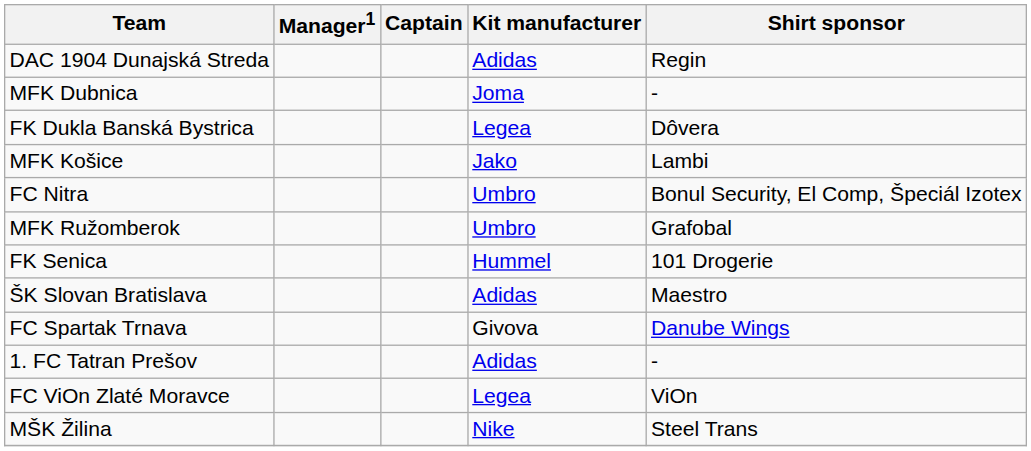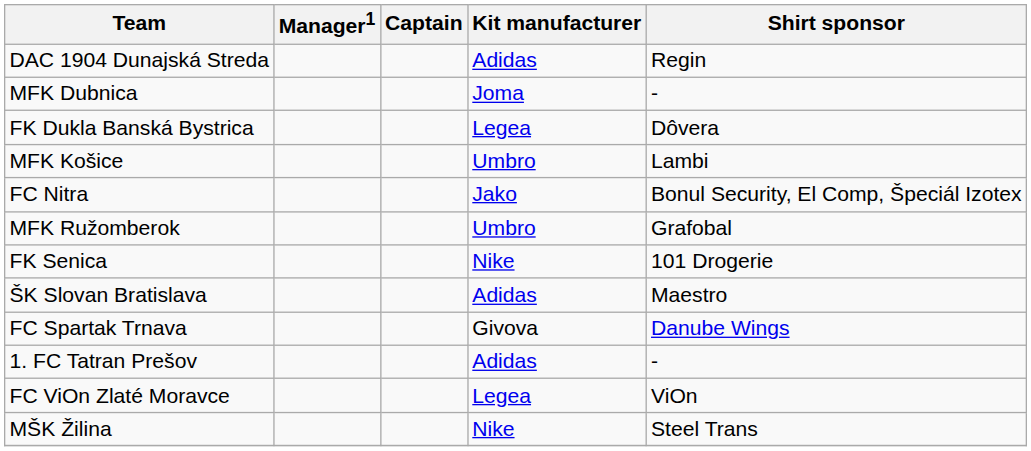(495, 160) Jako -> (504, 160) Umbro
(504, 194) Umbro -> (495, 194) Jako
(512, 261) Hummel -> (493, 261) Nike
